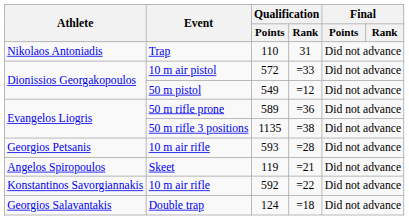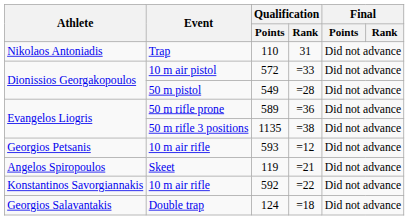(305, 90) =12 -> (305, 90) =28
(305, 148) =28 -> (305, 148) =12
